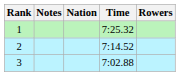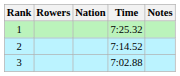columns swapped: (156, 12) <-> (49, 12)
